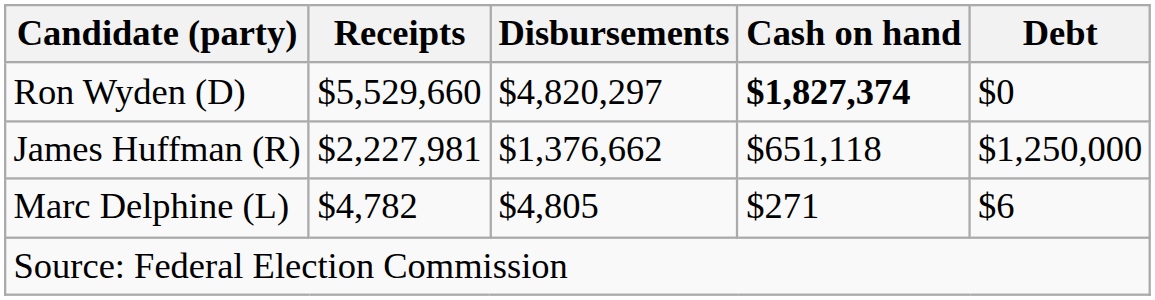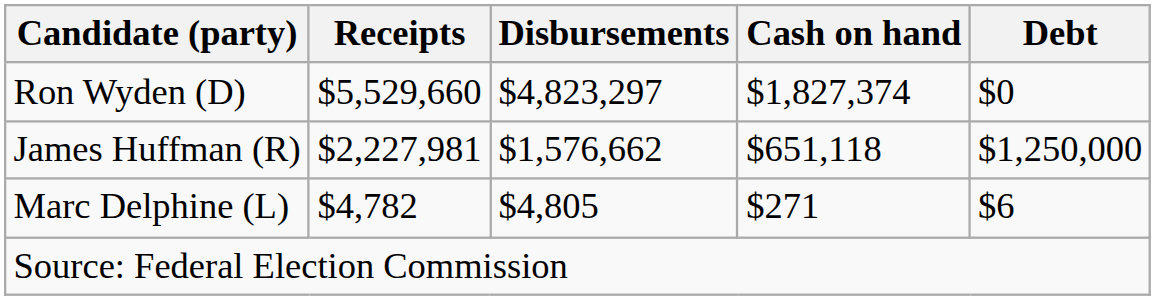(580, 91) $4,820,297 -> (580, 91) $4,823,297
(828, 91) bold -> (828, 91) normal
(580, 149) $1,376,662 -> (580, 149) $1,576,662
